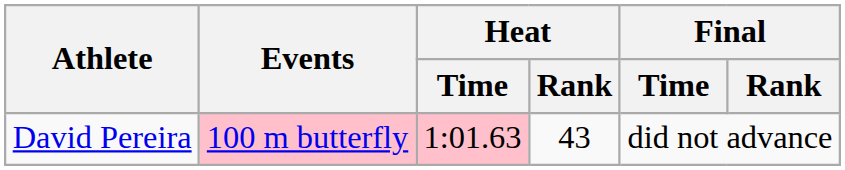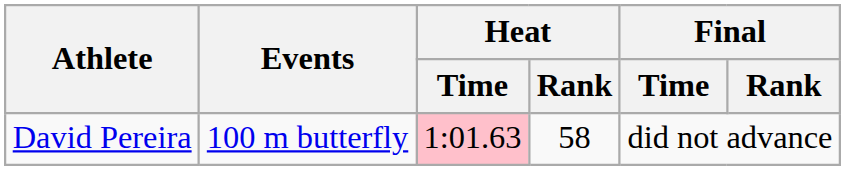(308, 138) pink background -> (308, 138) no background
(574, 138) 43 -> (574, 138) 58
